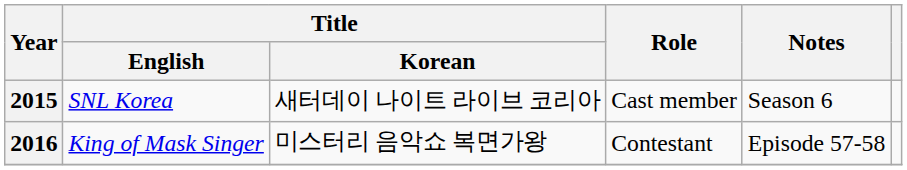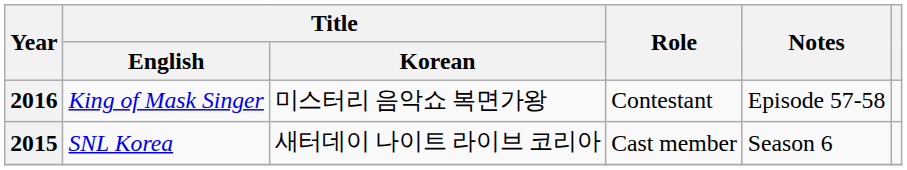rows swapped: (34, 100) <-> (34, 142)
